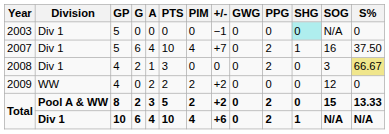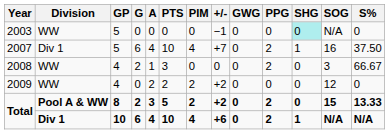(51, 31) Div 1 -> (49, 31) WW
(51, 66) Div 1 -> (49, 66) WW
(368, 66) khaki background -> (368, 66) no background
